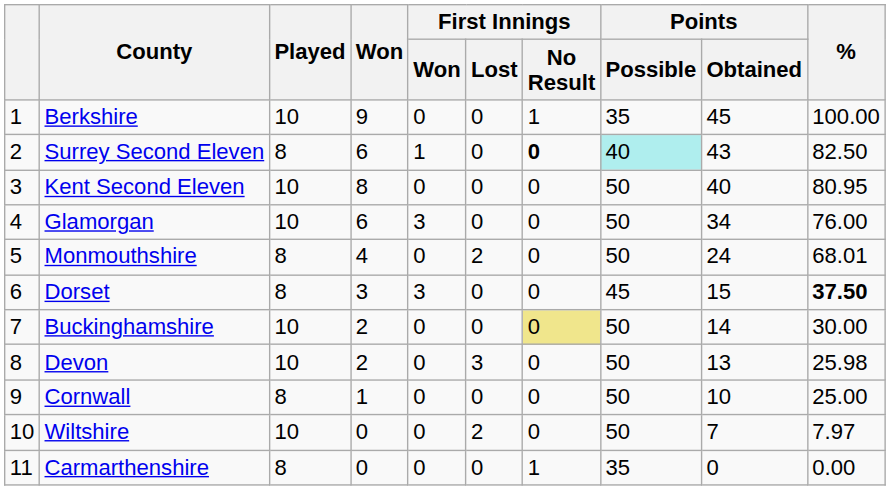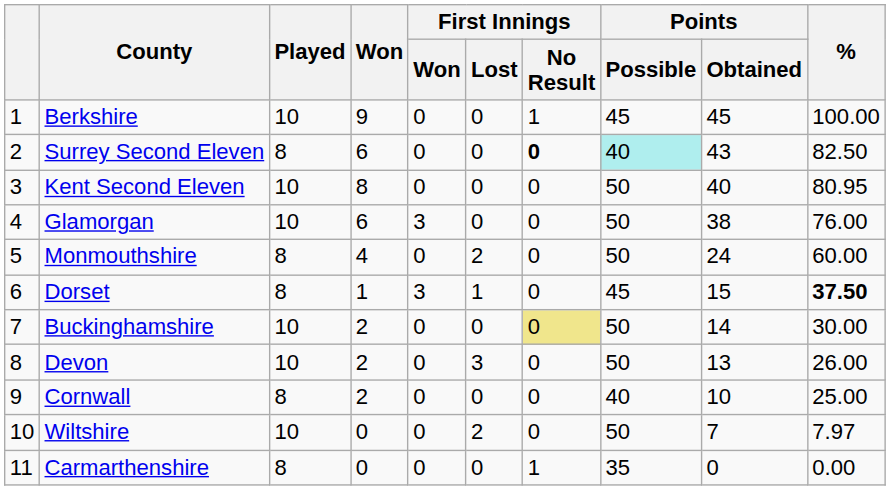(618, 116) 35 -> (618, 116) 45
(420, 151) 1 -> (420, 151) 0
(719, 221) 34 -> (719, 221) 38
(840, 256) 68.01 -> (840, 256) 60.00
(362, 291) 3 -> (362, 291) 1
(477, 291) 0 -> (477, 291) 1
(840, 362) 25.98 -> (840, 362) 26.00
(362, 397) 1 -> (362, 397) 2
(618, 397) 50 -> (618, 397) 40
